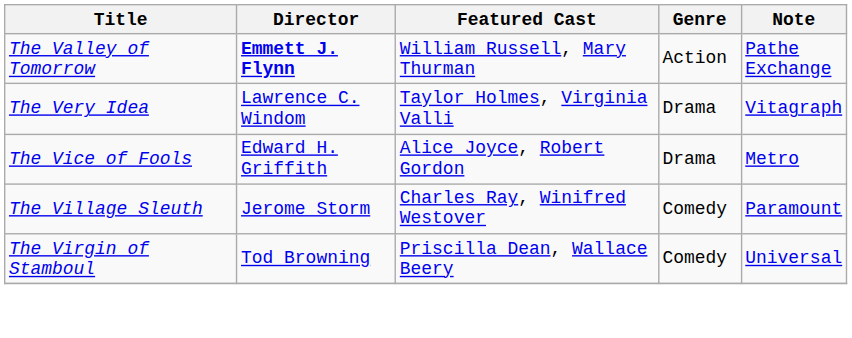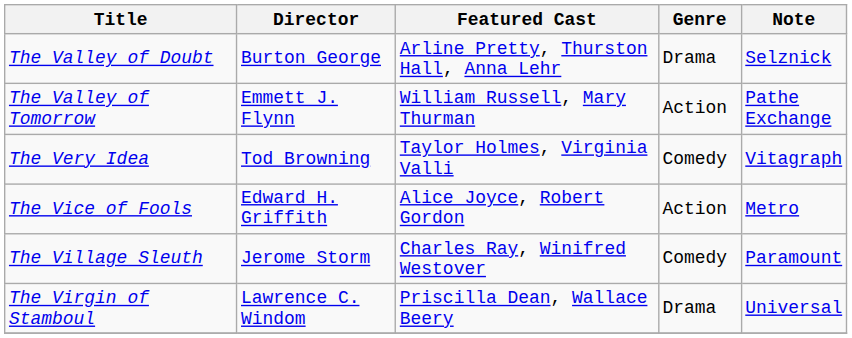+ row: (111, 59)
(289, 59) bold -> (289, 109) normal
(300, 109) Lawrence C. Windom -> (306, 159) Tod Browning
(689, 109) Drama -> (695, 159) Comedy
(689, 159) Drama -> (695, 209) Action
(306, 259) Tod Browning -> (300, 309) Lawrence C. Windom
(695, 259) Comedy -> (689, 309) Drama
